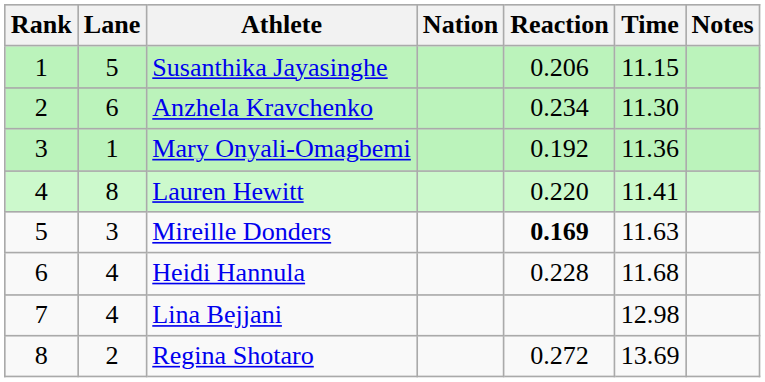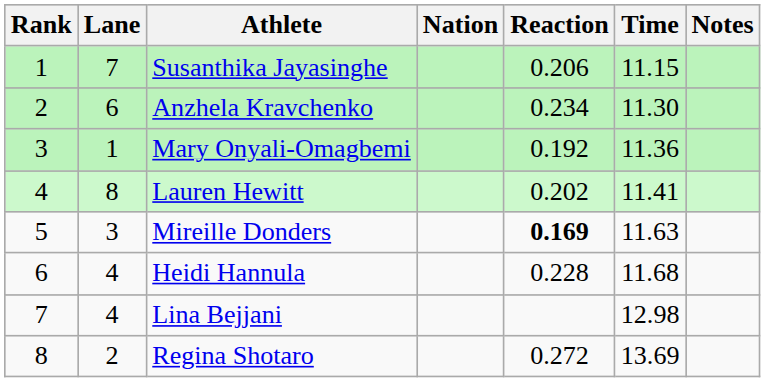(112, 66) 5 -> (112, 66) 7
(559, 190) 0.220 -> (559, 190) 0.202
